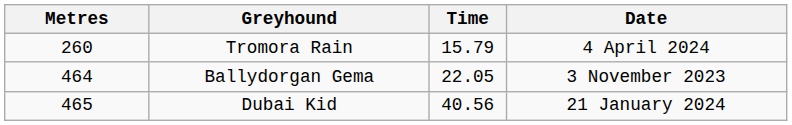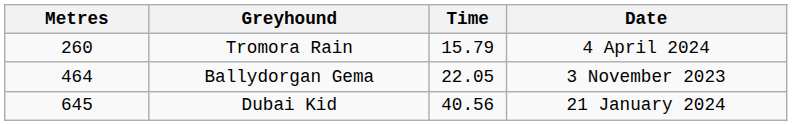(77, 106) 465 -> (77, 106) 645
